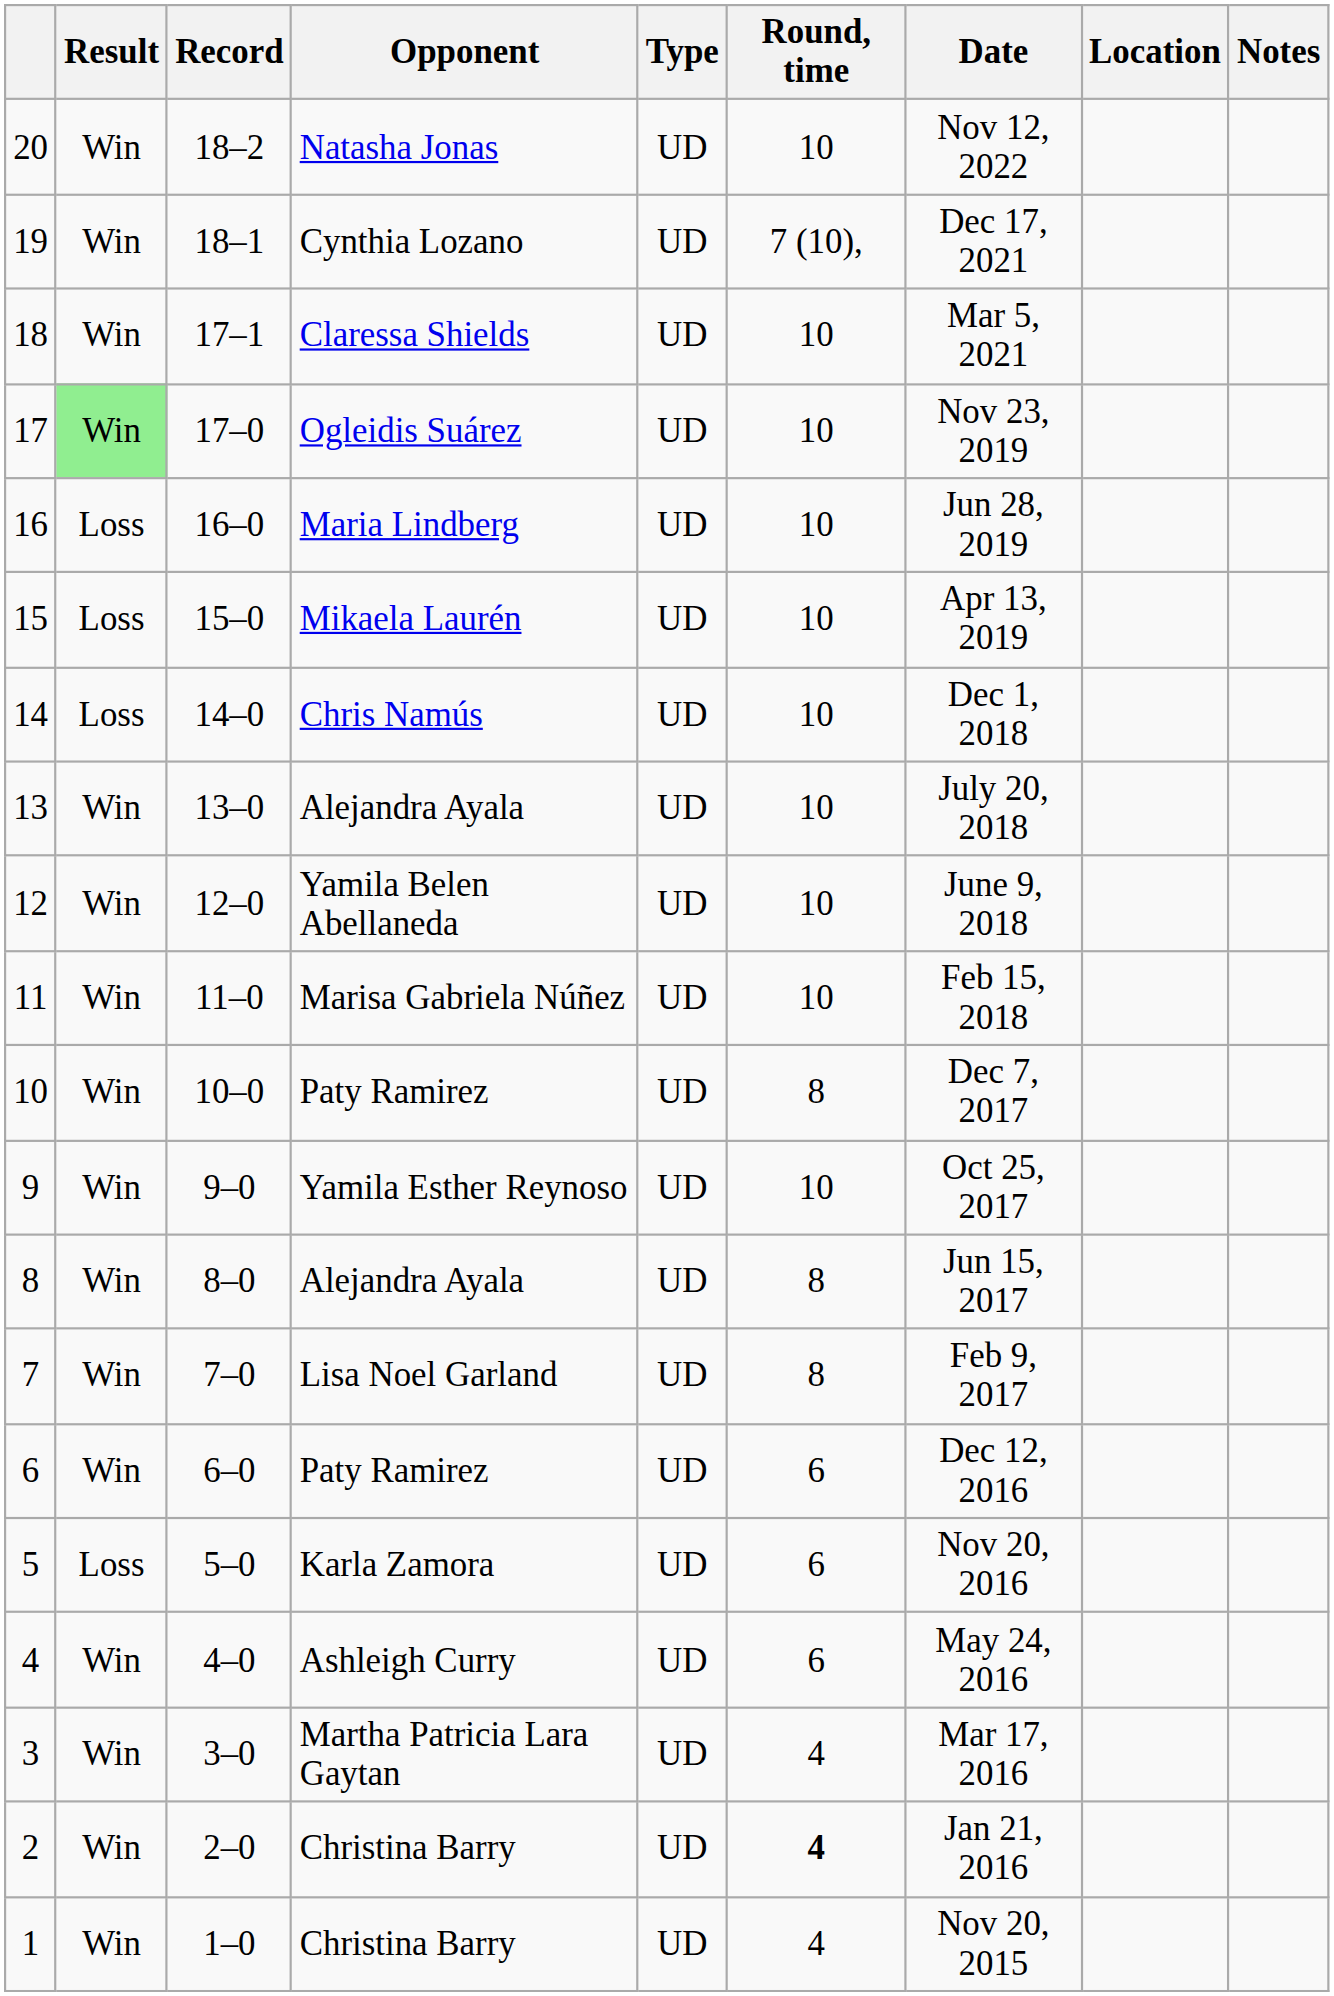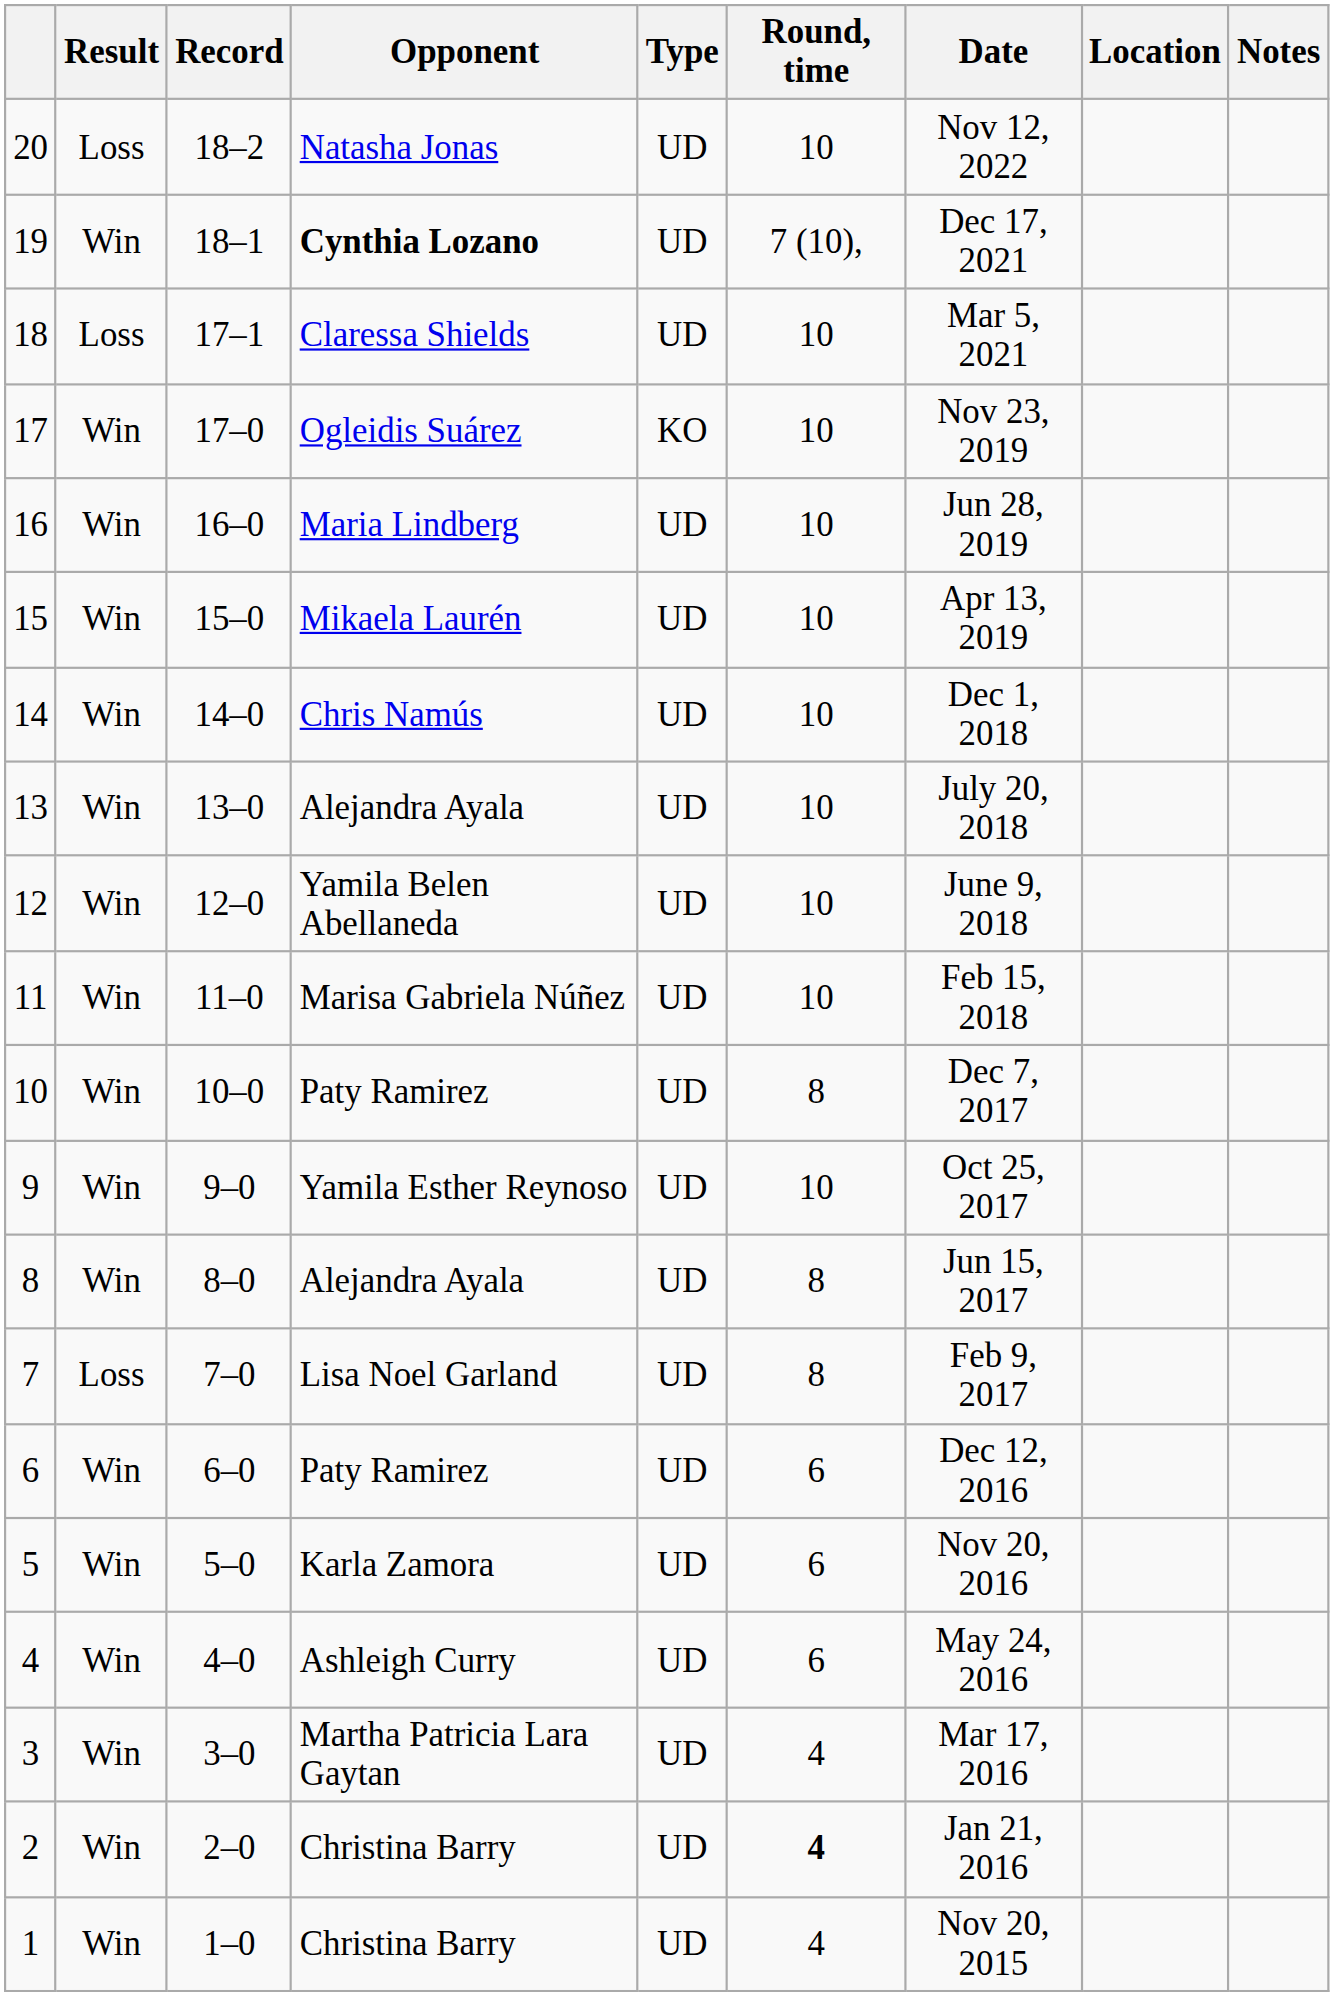(112, 146) Win -> (112, 146) Loss
(412, 240) normal -> (419, 240) bold
(112, 335) Win -> (112, 335) Loss
(112, 430) lightgreen background -> (112, 430) no background
(682, 430) UD -> (682, 430) KO
(112, 524) Loss -> (112, 524) Win
(112, 619) Loss -> (112, 619) Win
(112, 713) Loss -> (112, 713) Win
(112, 1375) Win -> (112, 1375) Loss
(112, 1564) Loss -> (112, 1564) Win
